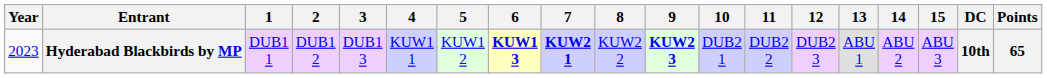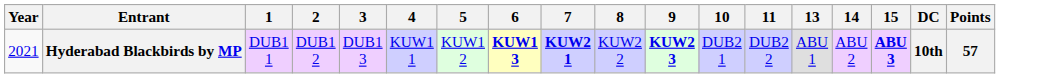- column: (816, 16)
(23, 50) 2023 -> (23, 50) 2021
(938, 50) normal -> (891, 50) bold
(1017, 50) 65 -> (970, 50) 57
